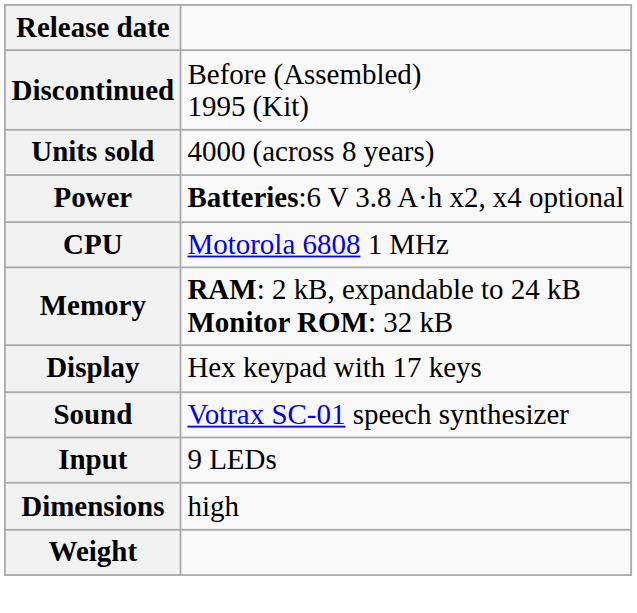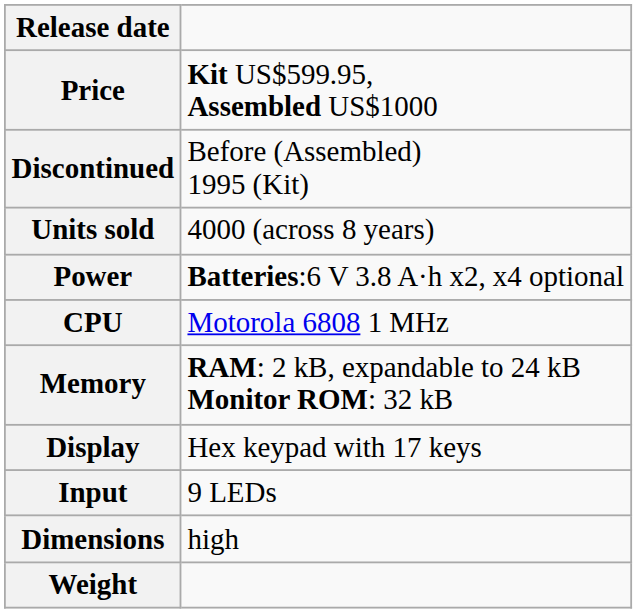+ row: (93, 89)
- row: (93, 414)
